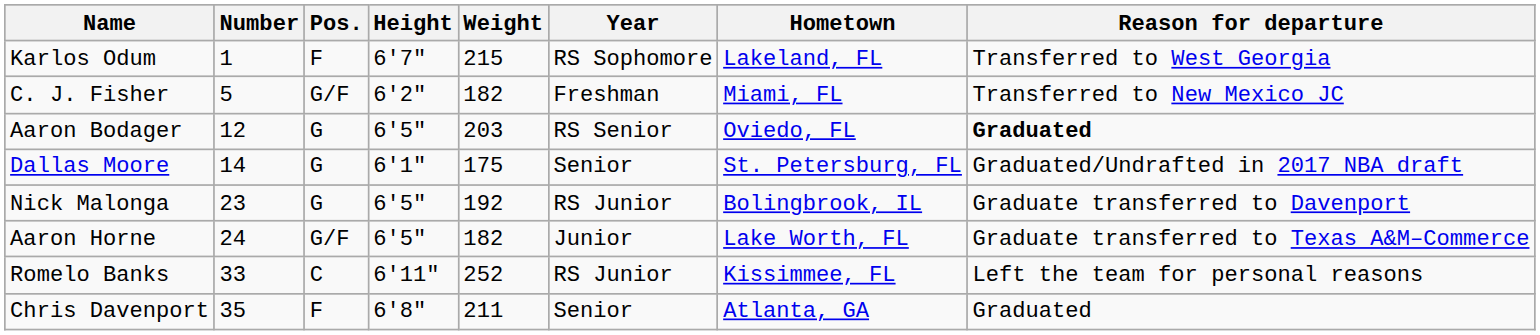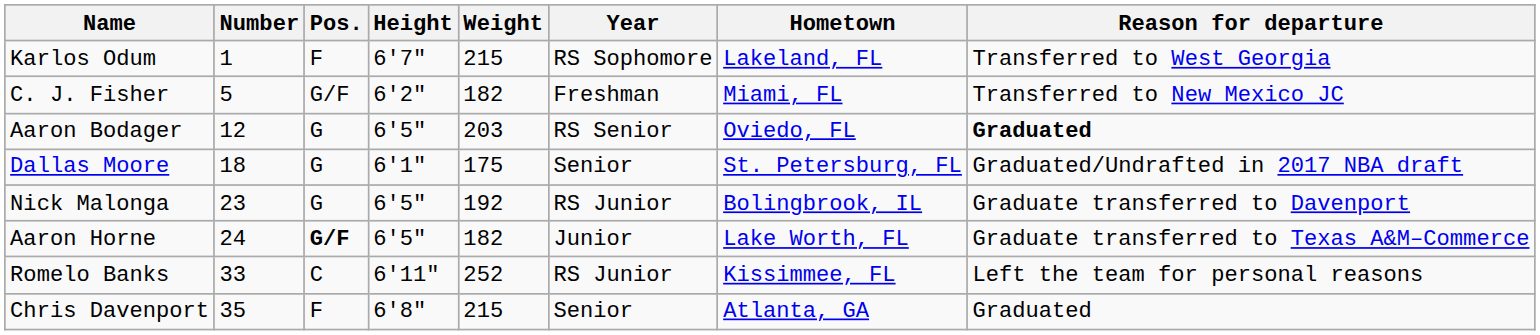(233, 167) 14 -> (233, 167) 18
(330, 239) normal -> (330, 239) bold
(483, 311) 211 -> (483, 311) 215
